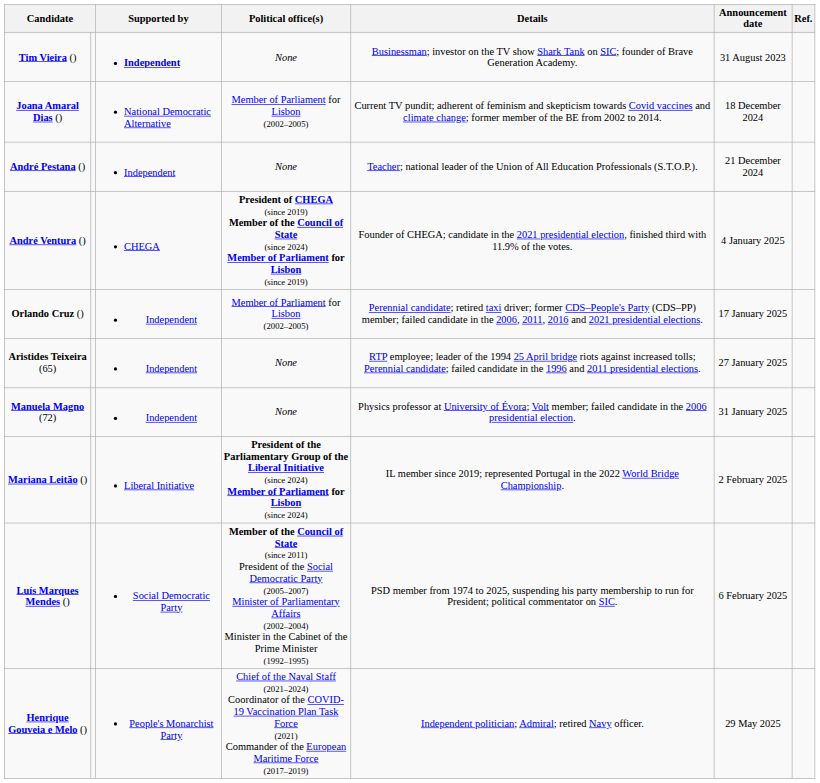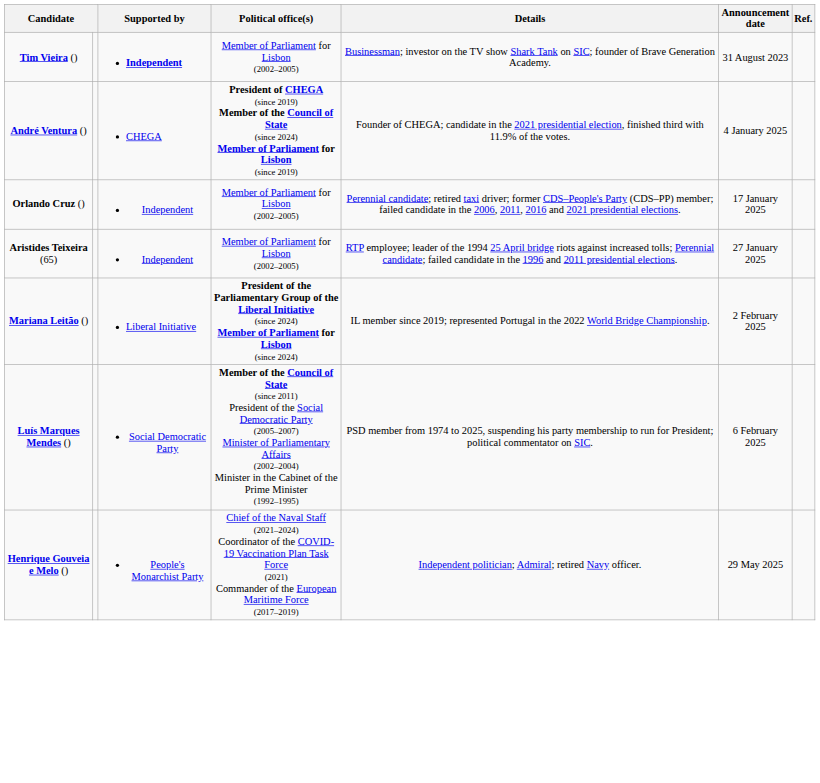(286, 57) None -> (276, 57) Member of Parliament for Lisbon (2002–2005)
- row: (48, 112)
- row: (48, 166)
(286, 363) None -> (276, 253) Member of Parliament for Lisbon (2002–2005)
- row: (48, 412)
